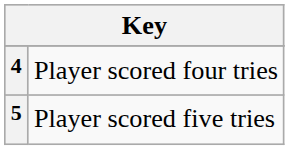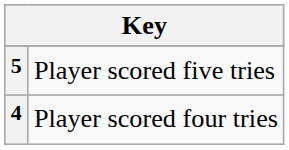rows swapped: (16, 65) <-> (16, 113)
